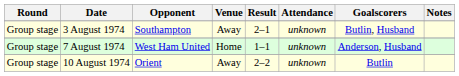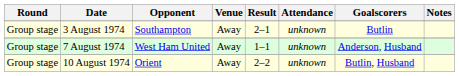(380, 29) Butlin, Husband -> (380, 29) Butlin
(229, 46) Home -> (229, 46) Away
(380, 63) Butlin -> (380, 63) Butlin, Husband
